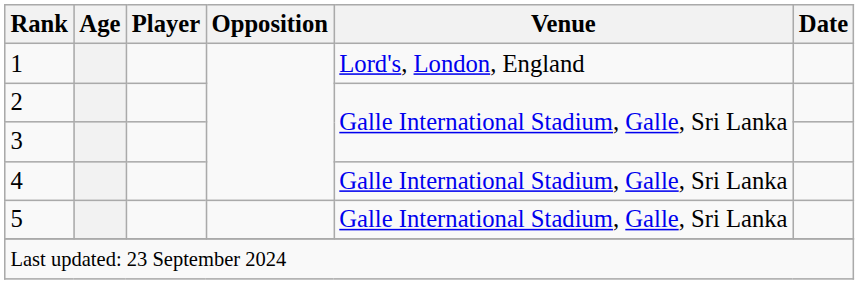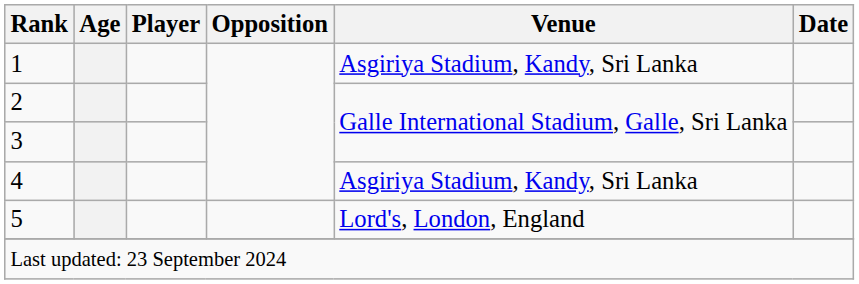(462, 63) Lord's, London, England -> (518, 63) Asgiriya Stadium, Kandy, Sri Lanka
(563, 180) Galle International Stadium, Galle, Sri Lanka -> (518, 180) Asgiriya Stadium, Kandy, Sri Lanka
(563, 219) Galle International Stadium, Galle, Sri Lanka -> (462, 219) Lord's, London, England
